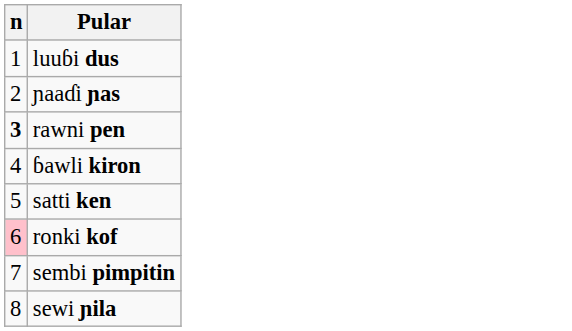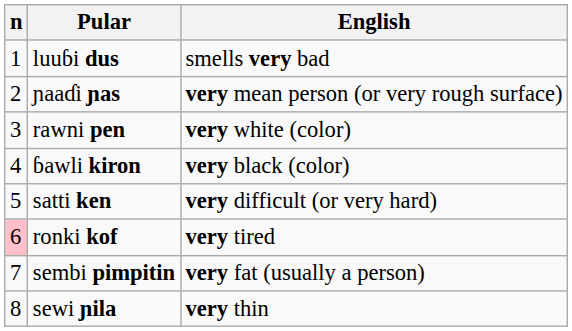+ column: (374, 22)
(16, 129) bold -> (16, 129) normal
